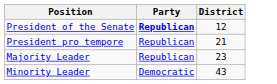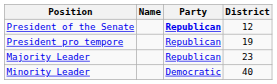+ column: (150, 12)
(221, 42) 21 -> (248, 42) 19
(221, 72) 43 -> (248, 72) 40
